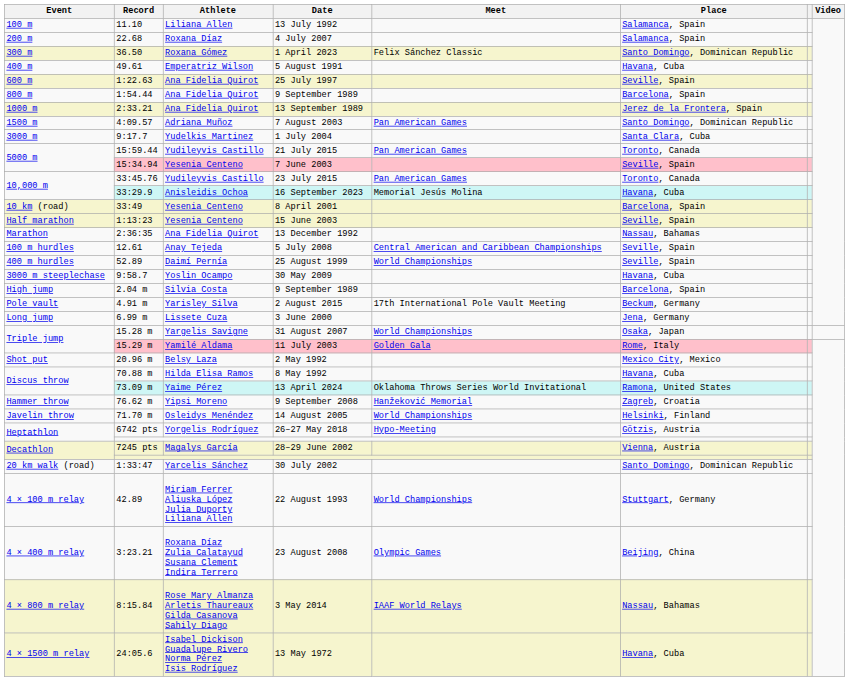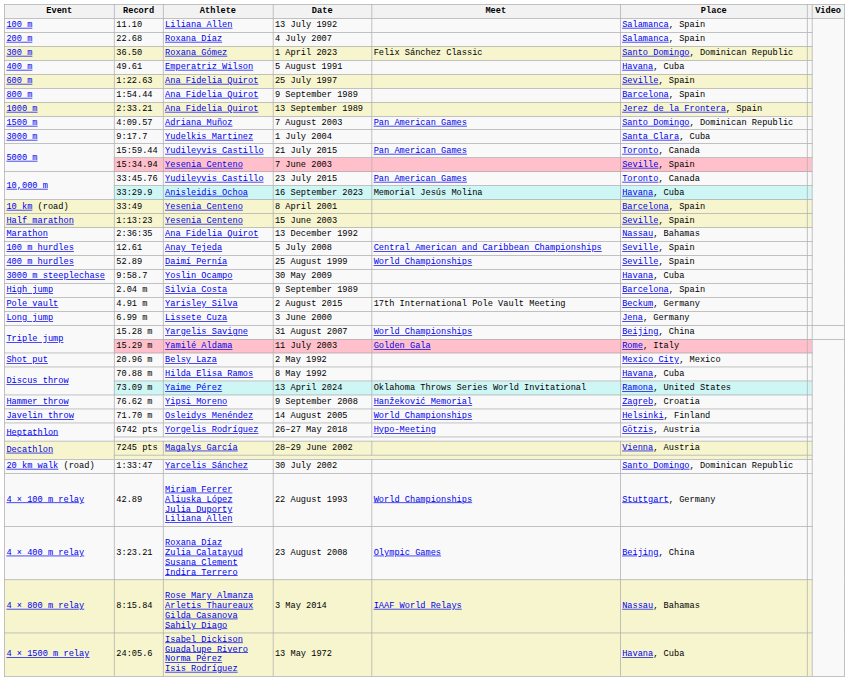(653, 333) Osaka, Japan -> (658, 333) Beijing, China
